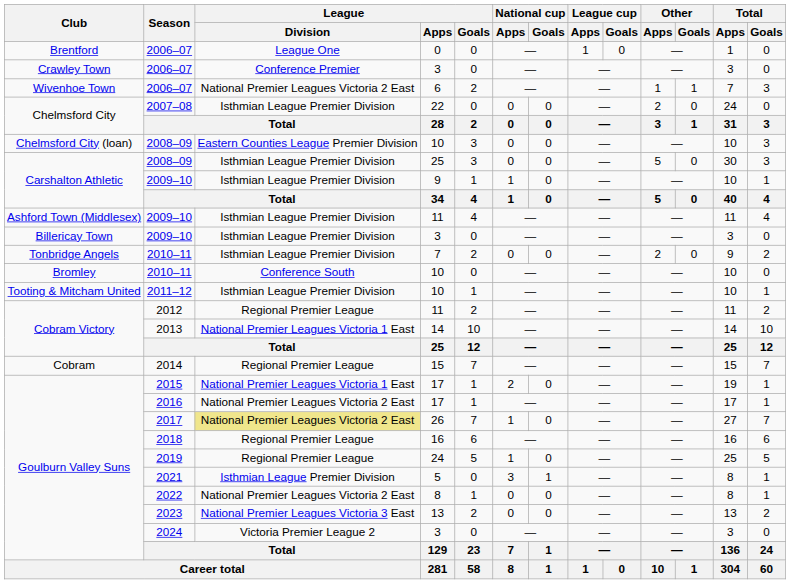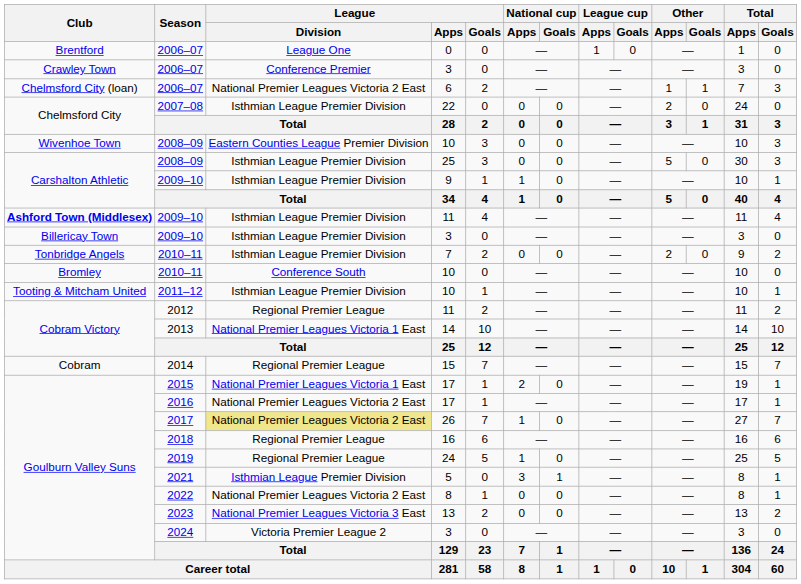(74, 87) Wivenhoe Town -> (80, 87) Chelmsford City (loan)
(74, 143) Chelmsford City (loan) -> (80, 143) Wivenhoe Town
(74, 217) normal -> (80, 217) bold
